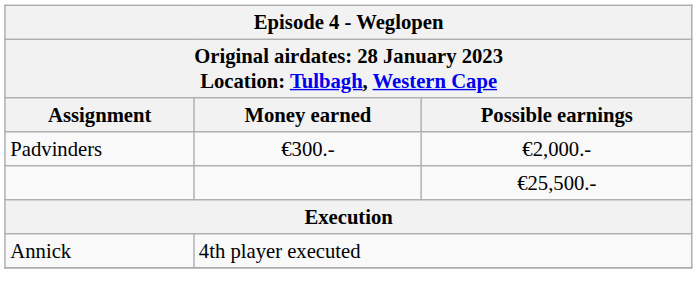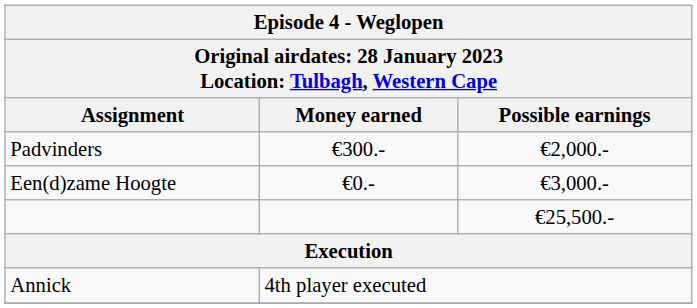+ row: (93, 182)
